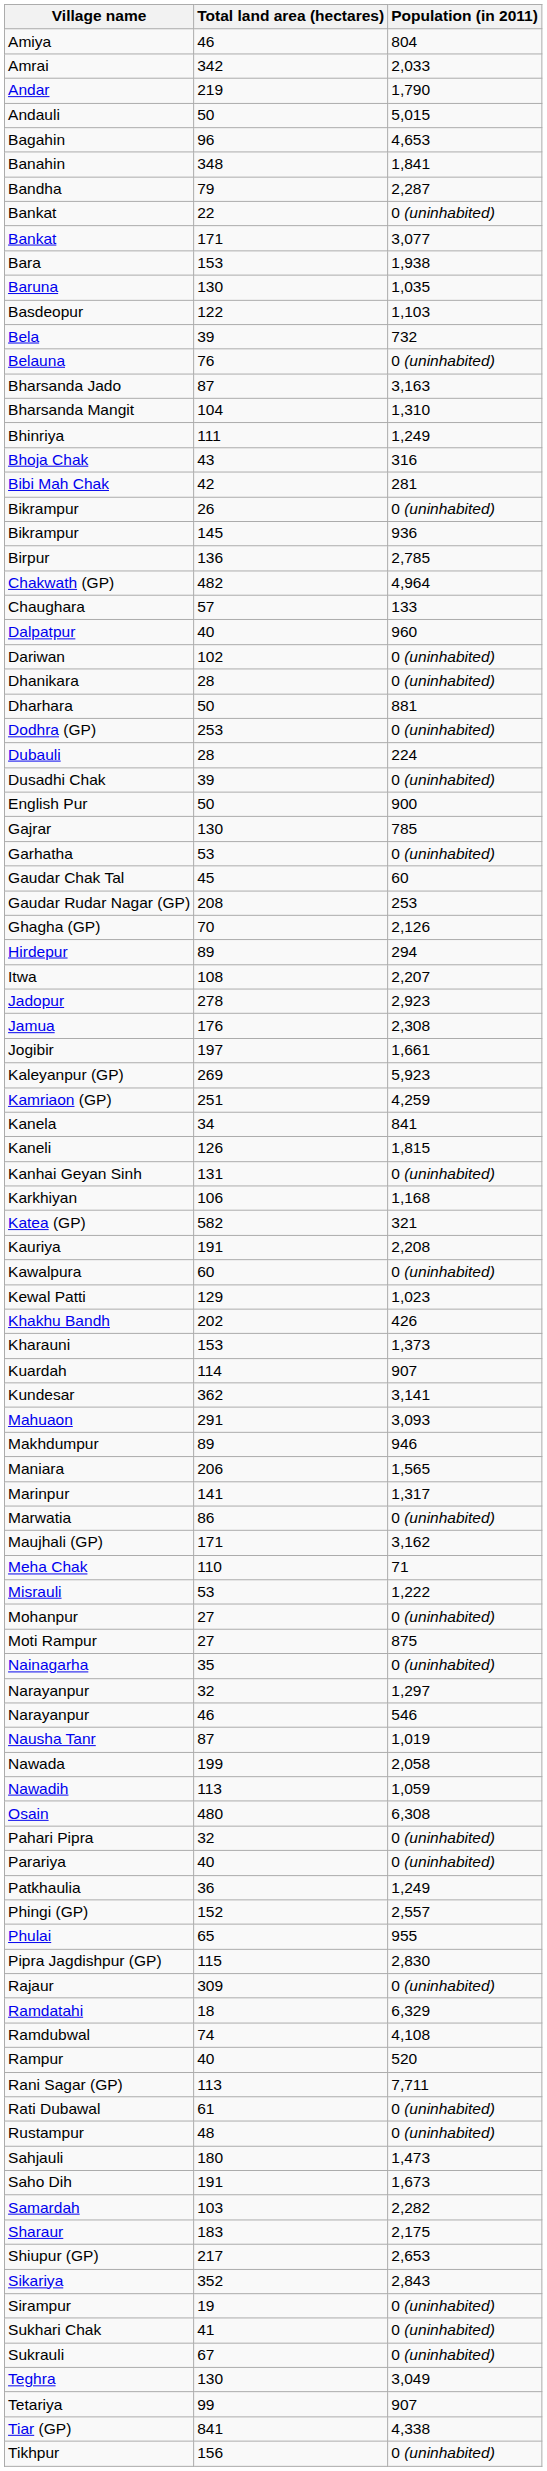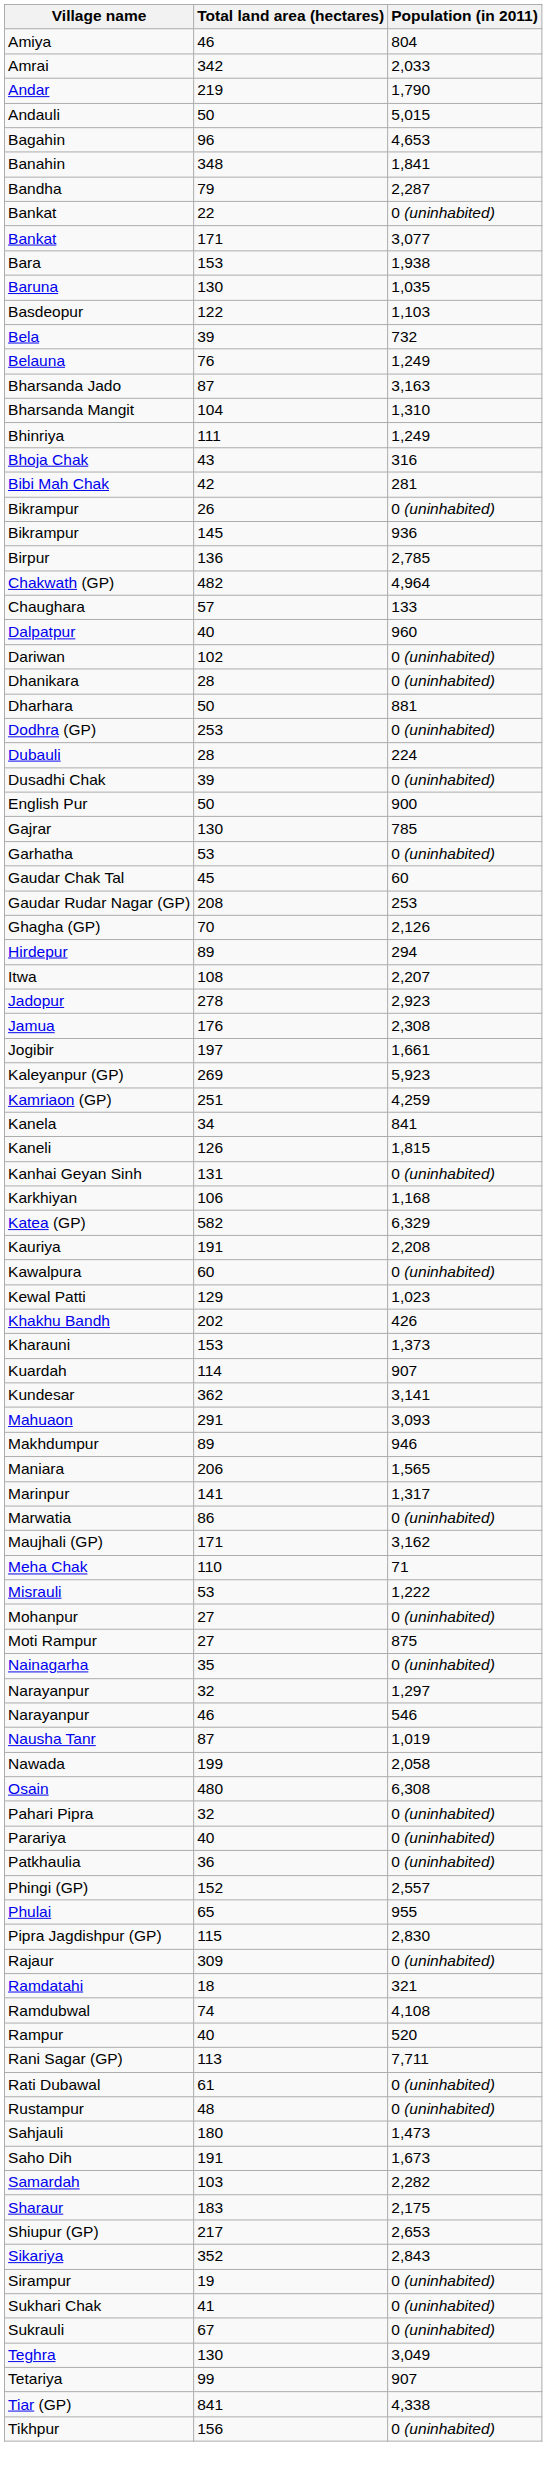(443, 361) 0 (uninhabited) -> (411, 361) 1,249
(404, 1222) 321 -> (411, 1222) 6,329
- row: (38, 1788)
(411, 1887) 1,249 -> (443, 1862) 0 (uninhabited)
(411, 2010) 6,329 -> (404, 1985) 321
